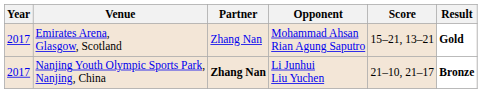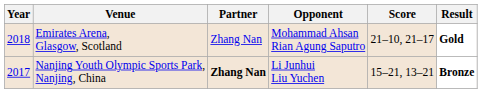(19, 40) 2017 -> (19, 40) 2018
(402, 40) 15–21, 13–21 -> (402, 40) 21–10, 21–17
(402, 72) 21–10, 21–17 -> (402, 72) 15–21, 13–21
